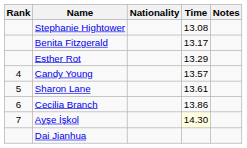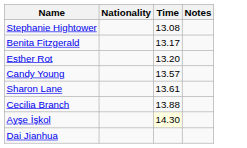- column: (18, 12)
(196, 58) 13.29 -> (168, 58) 13.20
(196, 105) 13.86 -> (168, 105) 13.88
